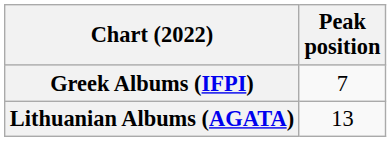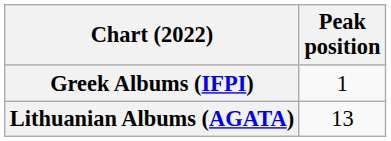(342, 82) 7 -> (342, 82) 1
